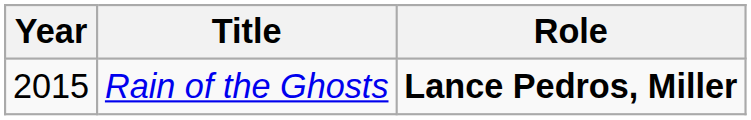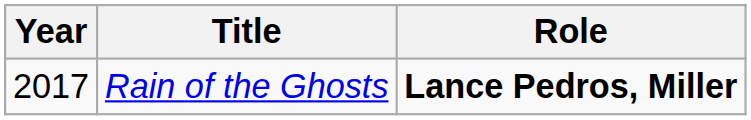(51, 85) 2015 -> (51, 85) 2017
